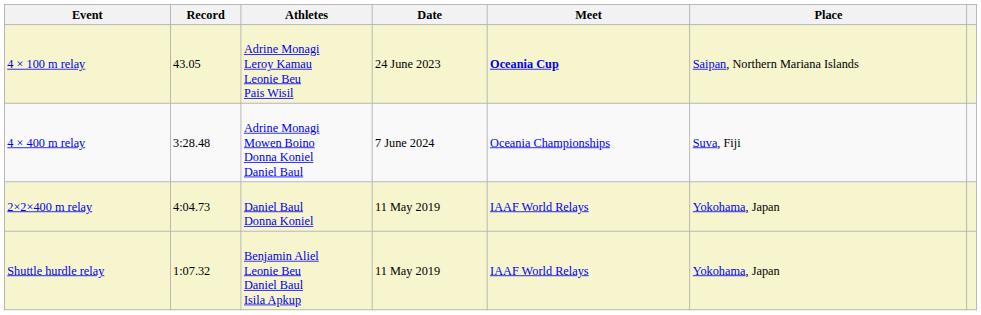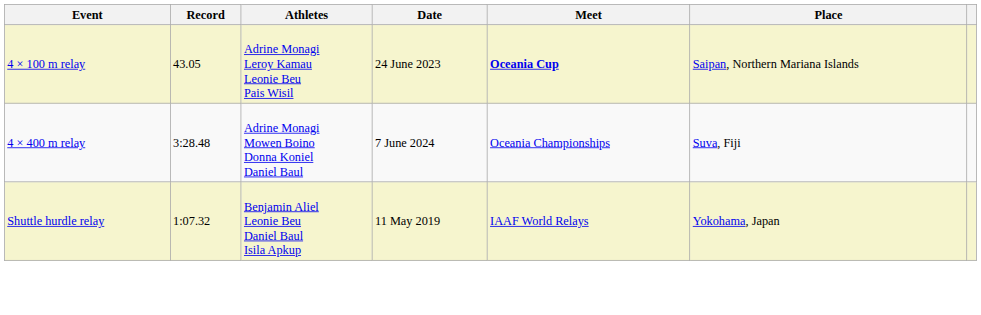- row: (50, 206)
